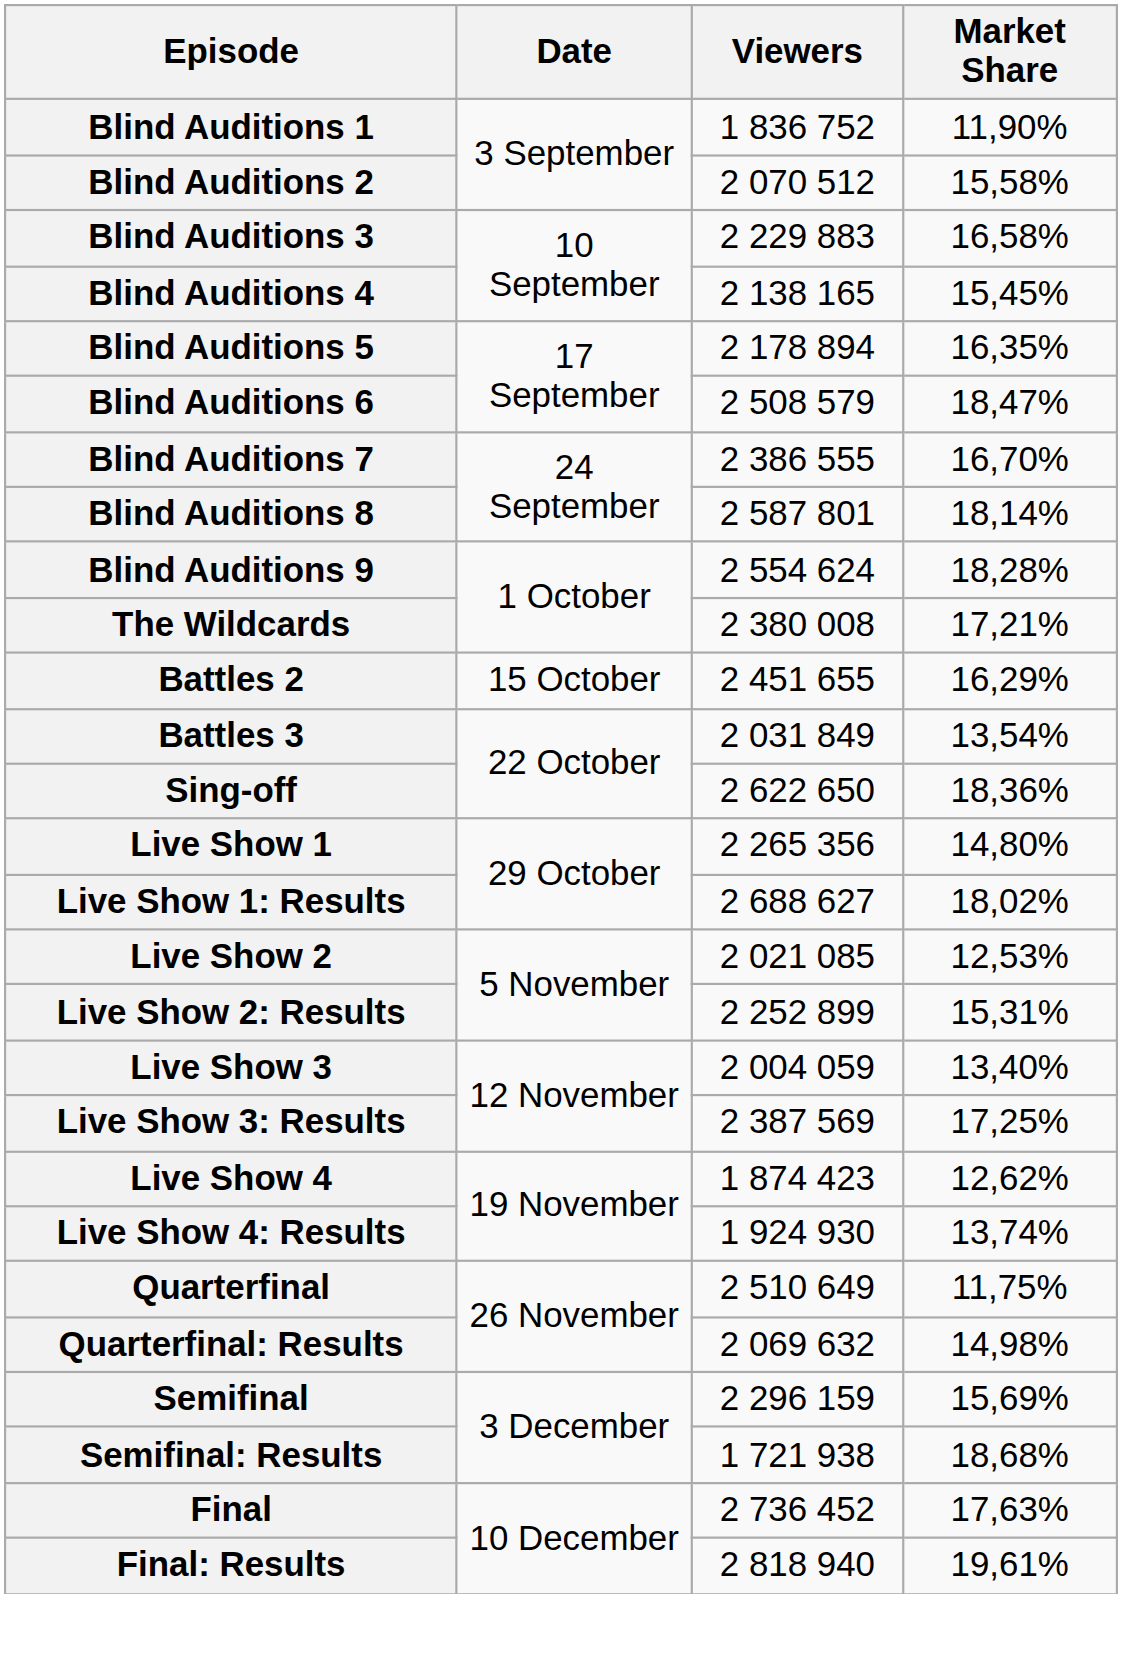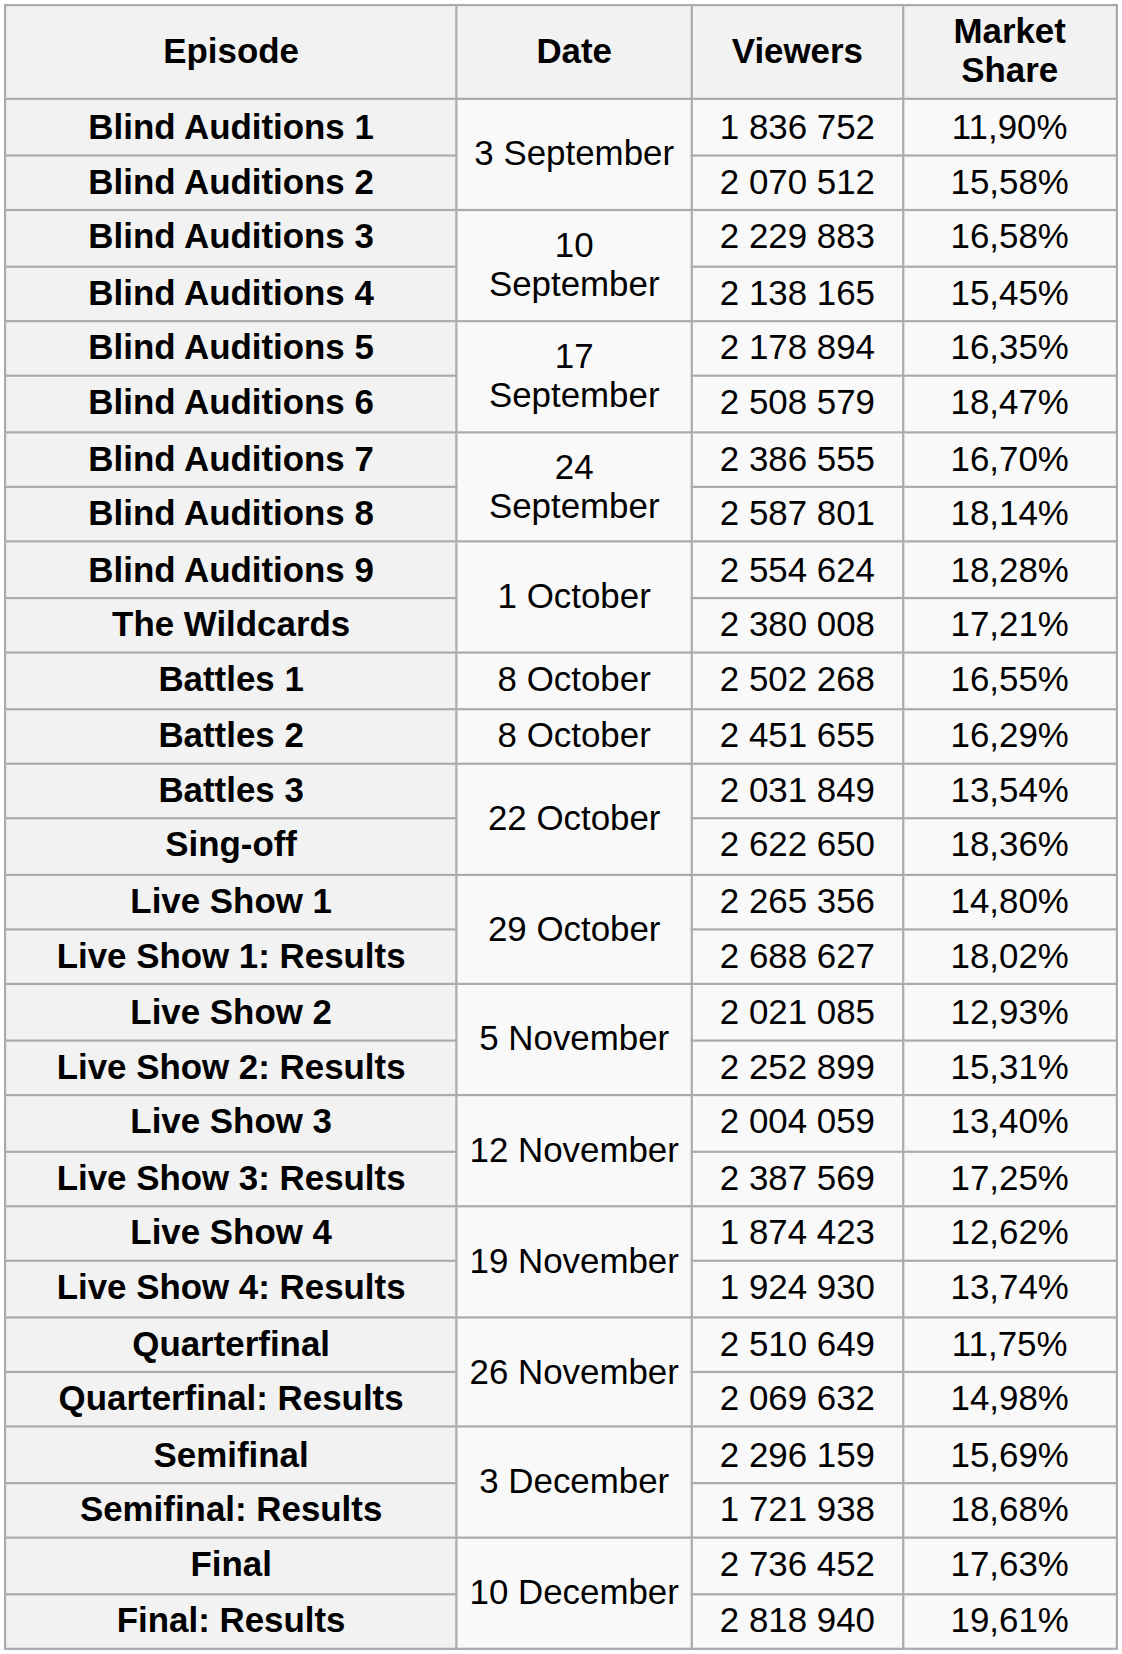+ row: (231, 679)
(574, 679) 15 October -> (574, 735) 8 October
(1010, 956) 12,53% -> (1010, 1011) 12,93%
